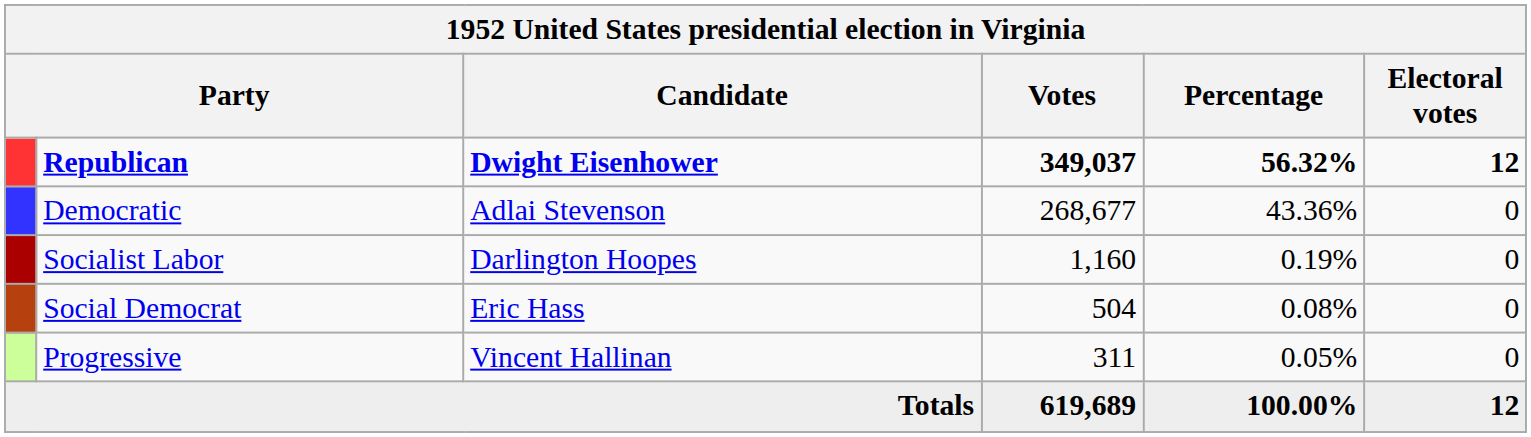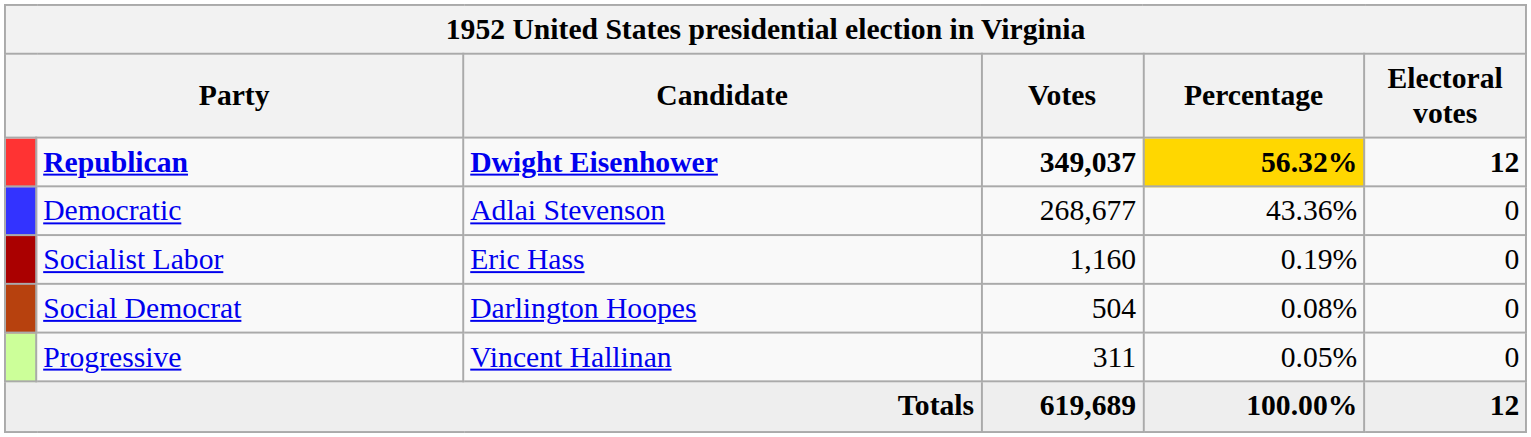(1309, 161) no background -> (1309, 161) gold background
(583, 259) Darlington Hoopes -> (527, 259) Eric Hass
(527, 308) Eric Hass -> (583, 308) Darlington Hoopes
